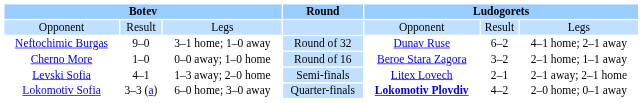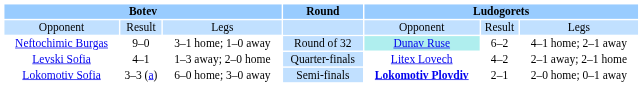(422, 43) no background -> (422, 43) paleturquoise background
- row: (62, 59)
(323, 75) Semi-finals -> (323, 59) Quarter-finals
(500, 75) 2–1 -> (500, 59) 4–2
(323, 90) Quarter-finals -> (323, 75) Semi-finals
(500, 90) 4–2 -> (500, 75) 2–1
